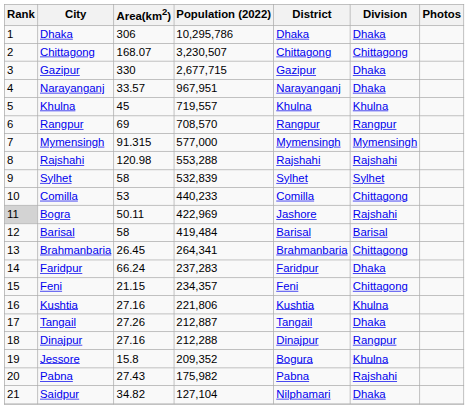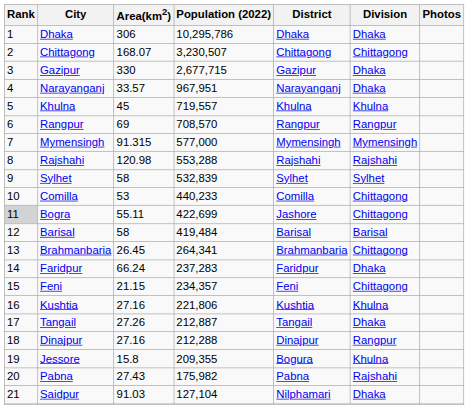(130, 214) 50.11 -> (130, 214) 55.11
(197, 214) 422,969 -> (197, 214) 422,699
(375, 214) Rajshahi -> (380, 214) Chittagong
(197, 358) 209,352 -> (197, 358) 209,355
(131, 394) 34.82 -> (131, 394) 91.03
